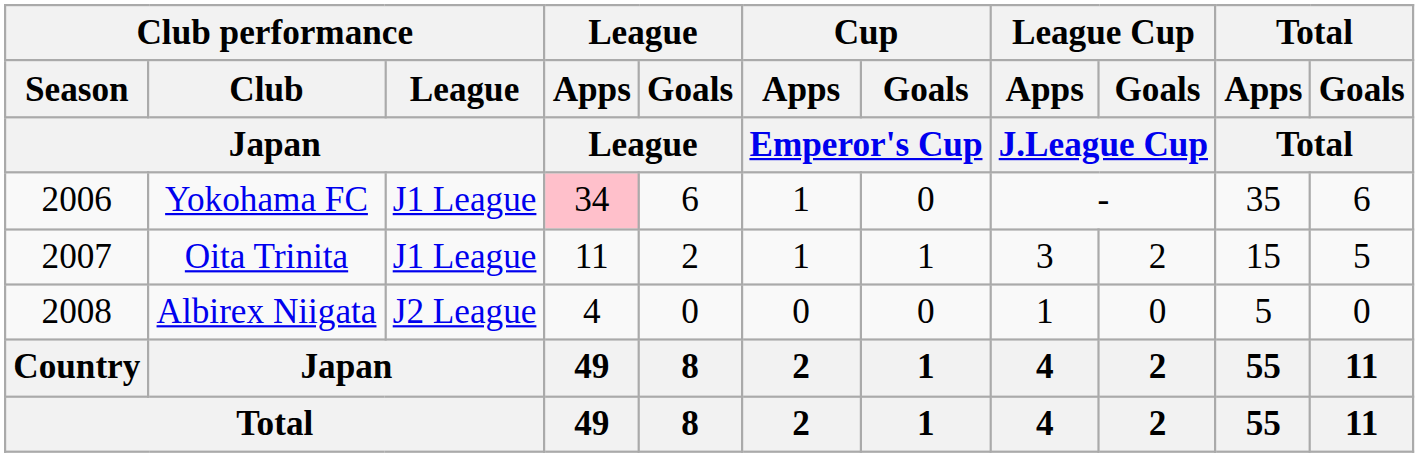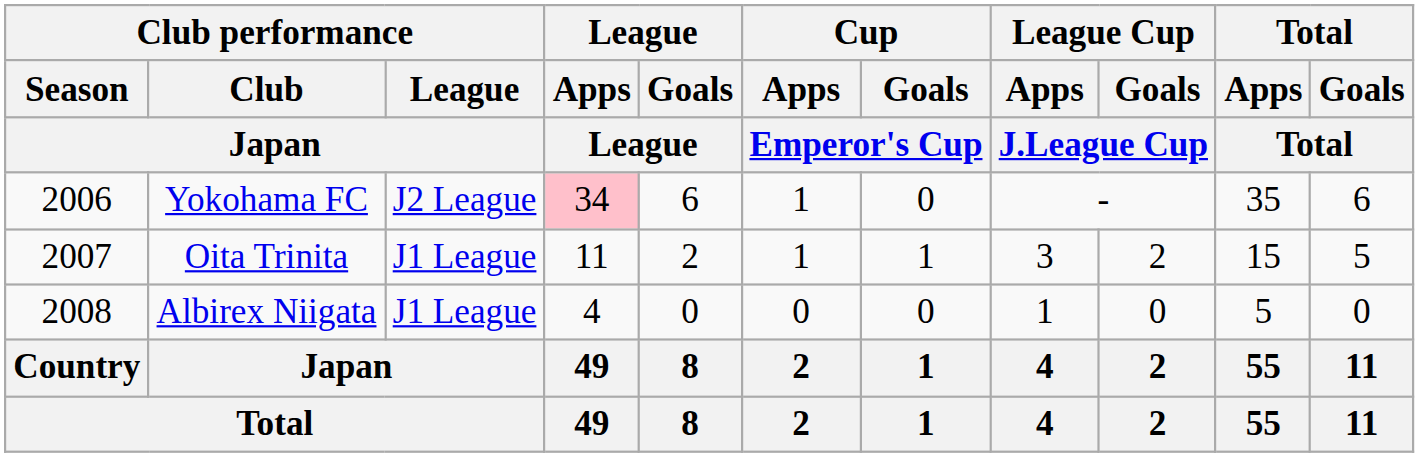(465, 199) J1 League -> (465, 199) J2 League
(465, 311) J2 League -> (465, 311) J1 League
